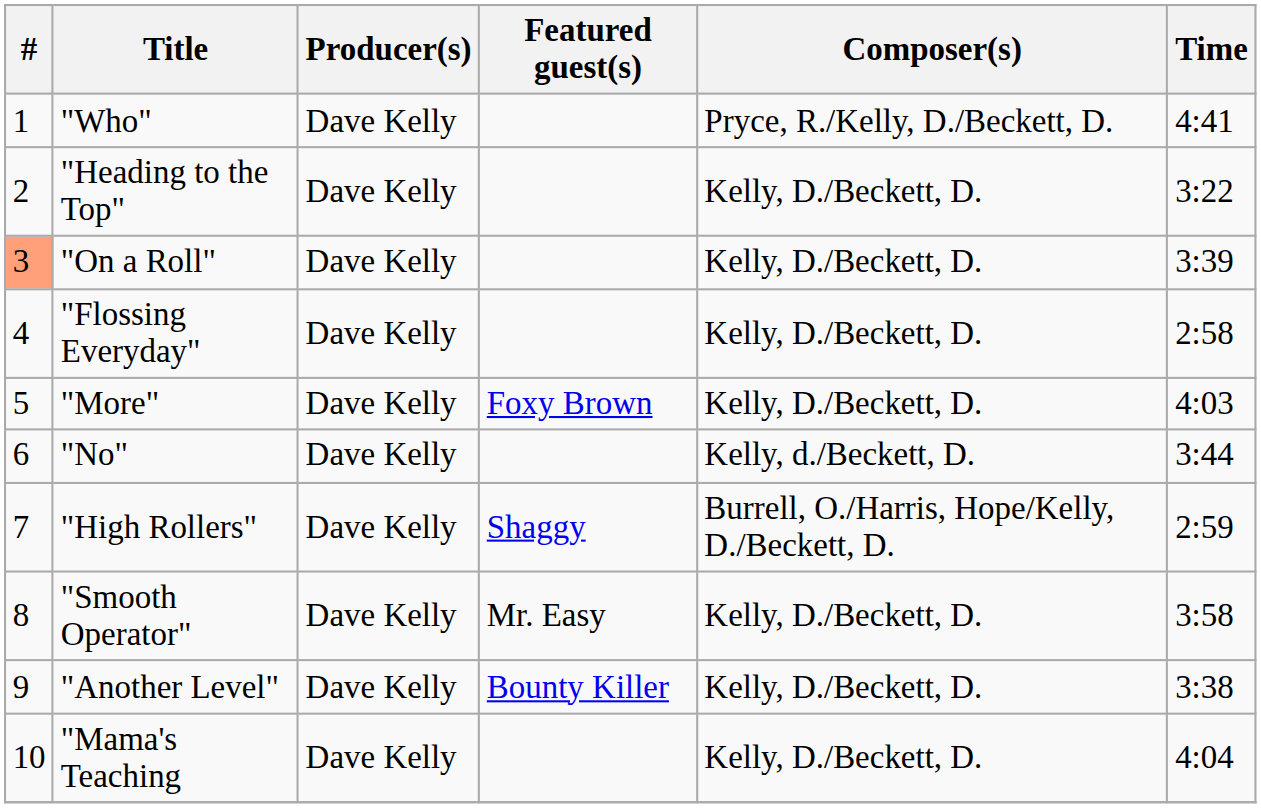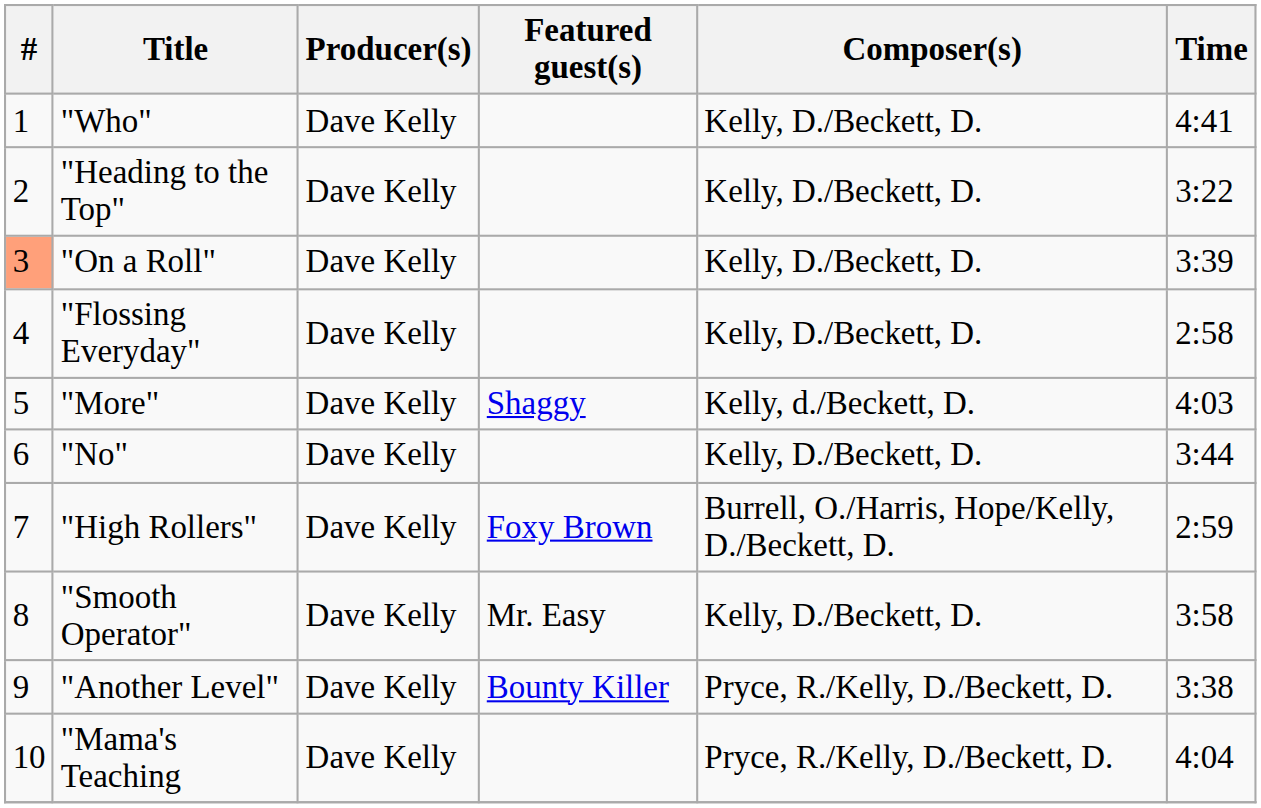(909, 119) Pryce, R./Kelly, D./Beckett, D. -> (843, 119) Kelly, D./Beckett, D.
(570, 403) Foxy Brown -> (536, 403) Shaggy
(843, 403) Kelly, D./Beckett, D. -> (840, 403) Kelly, d./Beckett, D.
(840, 455) Kelly, d./Beckett, D. -> (843, 455) Kelly, D./Beckett, D.
(536, 526) Shaggy -> (570, 526) Foxy Brown
(843, 686) Kelly, D./Beckett, D. -> (909, 686) Pryce, R./Kelly, D./Beckett, D.
(843, 757) Kelly, D./Beckett, D. -> (909, 757) Pryce, R./Kelly, D./Beckett, D.
